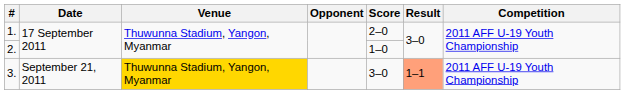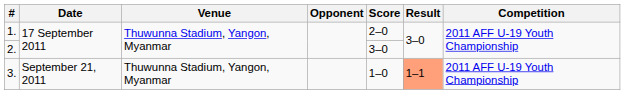(378, 49) 1–0 -> (378, 49) 3–0
(197, 73) gold background -> (197, 73) no background
(378, 73) 3–0 -> (378, 73) 1–0
